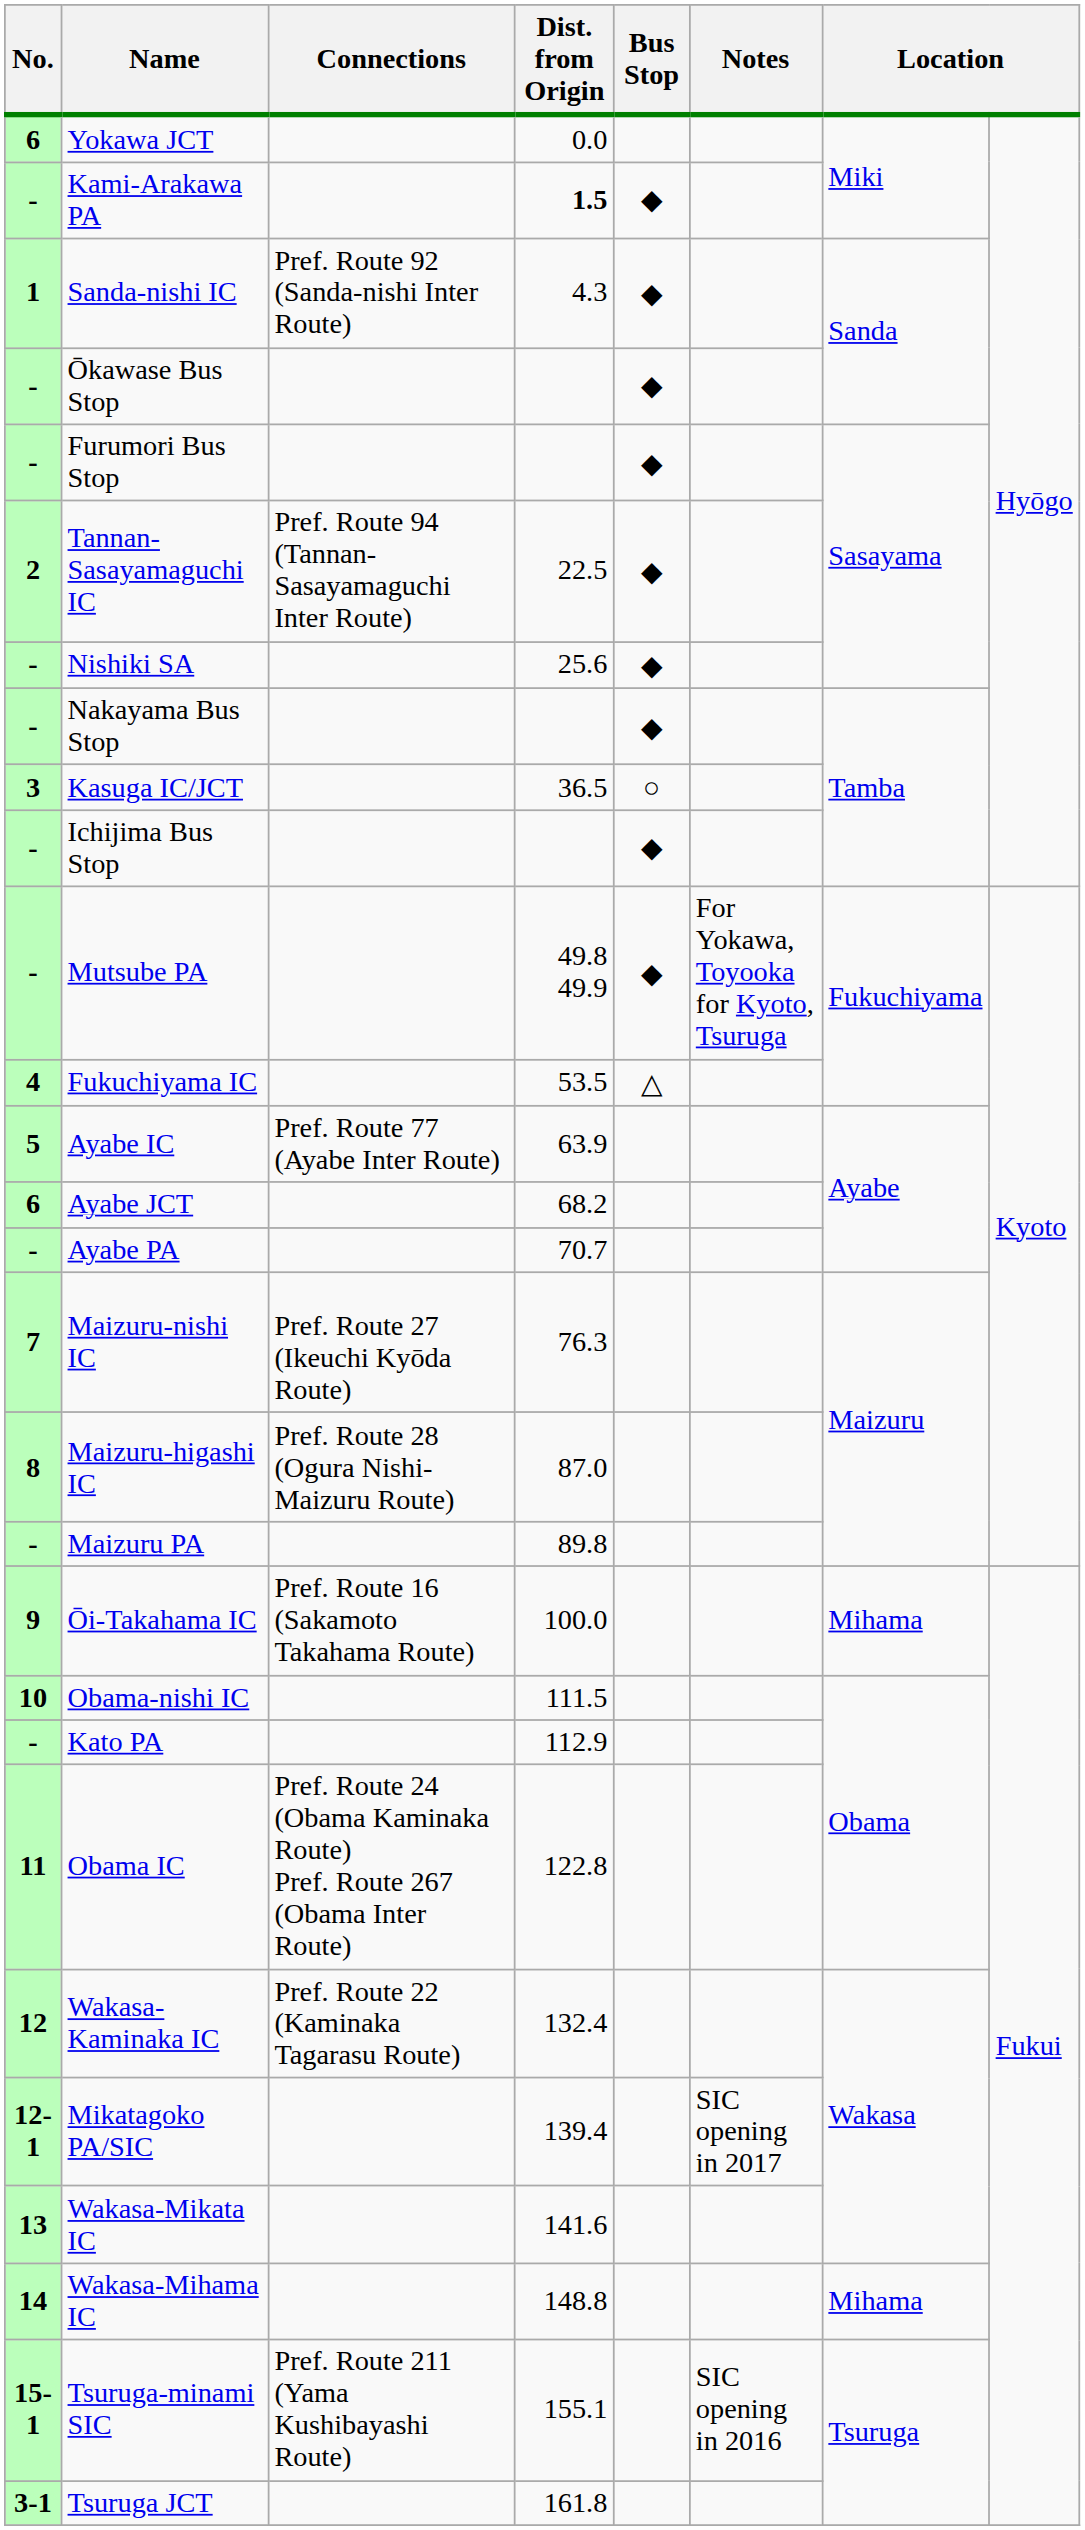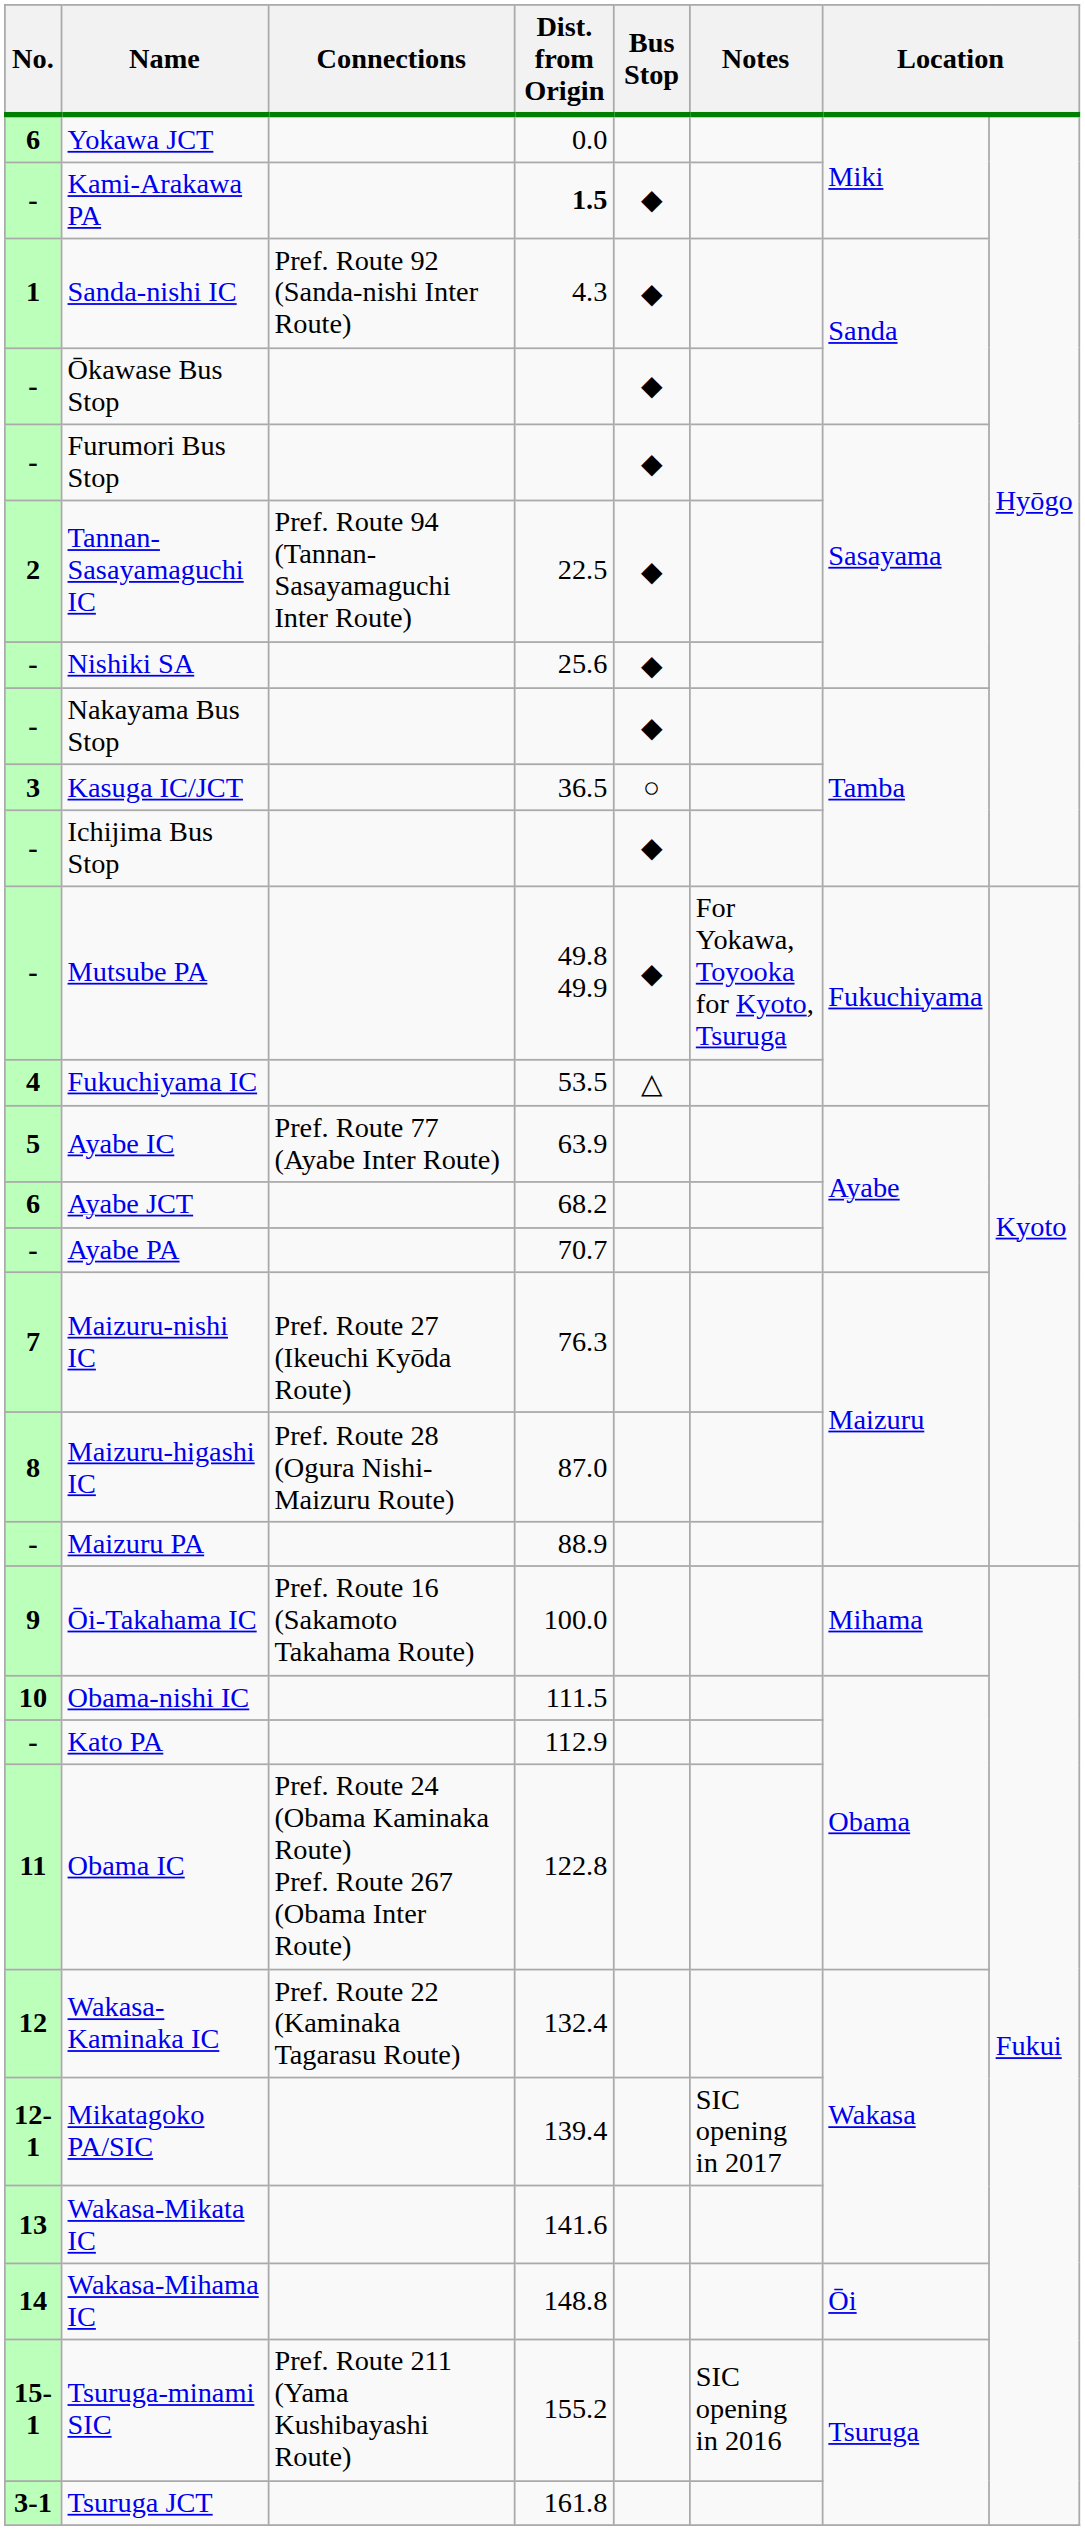(583, 1543) 89.8 -> (583, 1543) 88.9
(876, 2300) Mihama -> (843, 2300) Ōi
(575, 2409) 155.1 -> (575, 2409) 155.2
